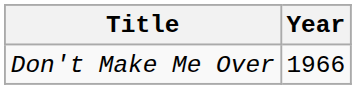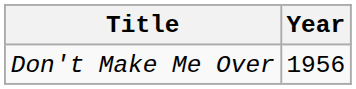(316, 65) 1966 -> (316, 65) 1956
